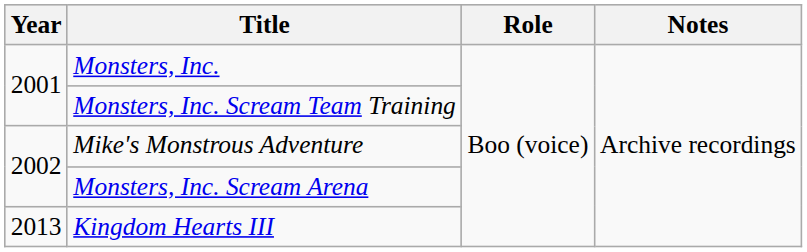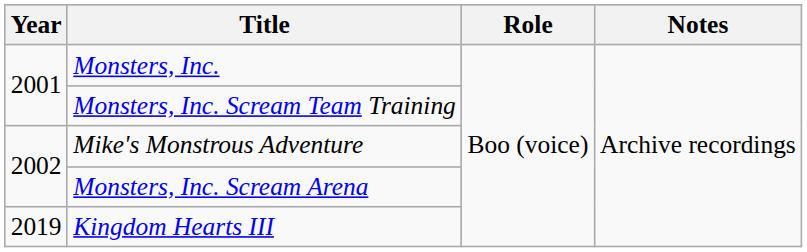(36, 226) 2013 -> (36, 226) 2019
